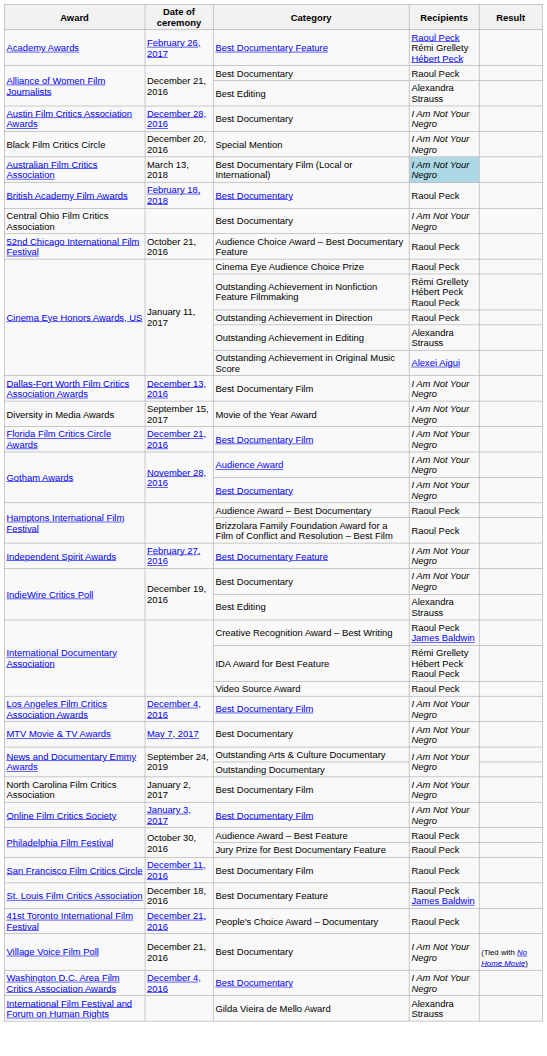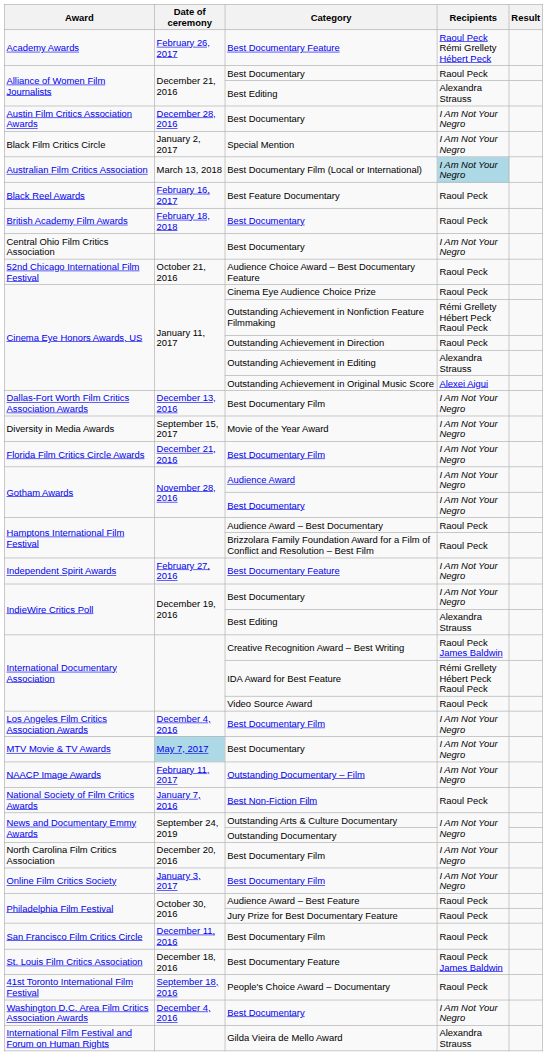(177, 145) December 20, 2016 -> (179, 145) January 2, 2017
+ row: (46, 195)
(173, 734) no background -> (183, 749) lightblue background
+ row: (54, 775)
+ row: (70, 800)
(169, 790) January 2, 2017 -> (186, 856) December 20, 2016
(177, 921) December 21, 2016 -> (187, 987) September 18, 2016
- row: (53, 952)
